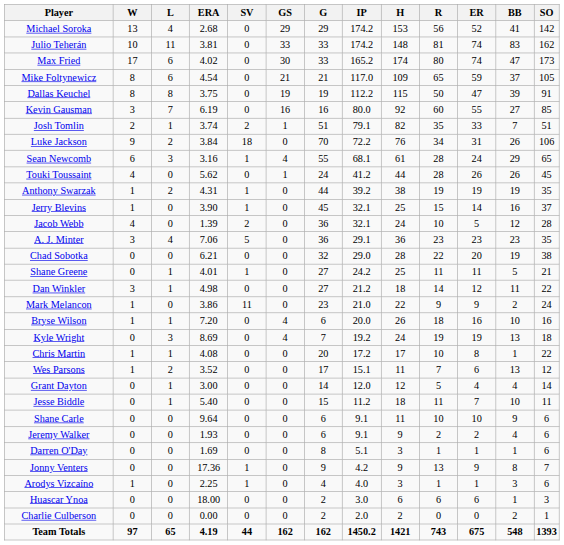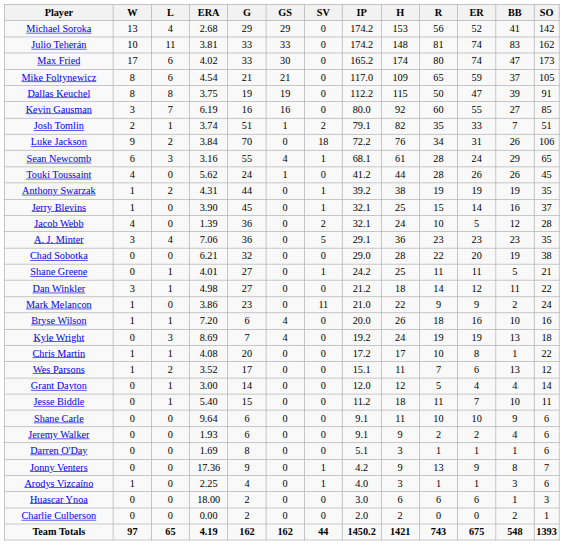columns swapped: (323, 12) <-> (247, 12)
